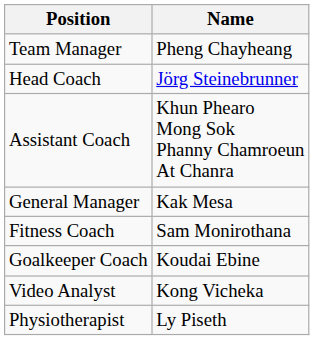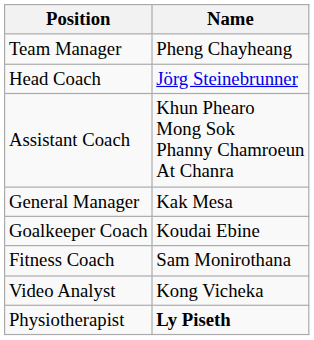rows swapped: (78, 260) <-> (62, 230)
(191, 320) normal -> (193, 320) bold
